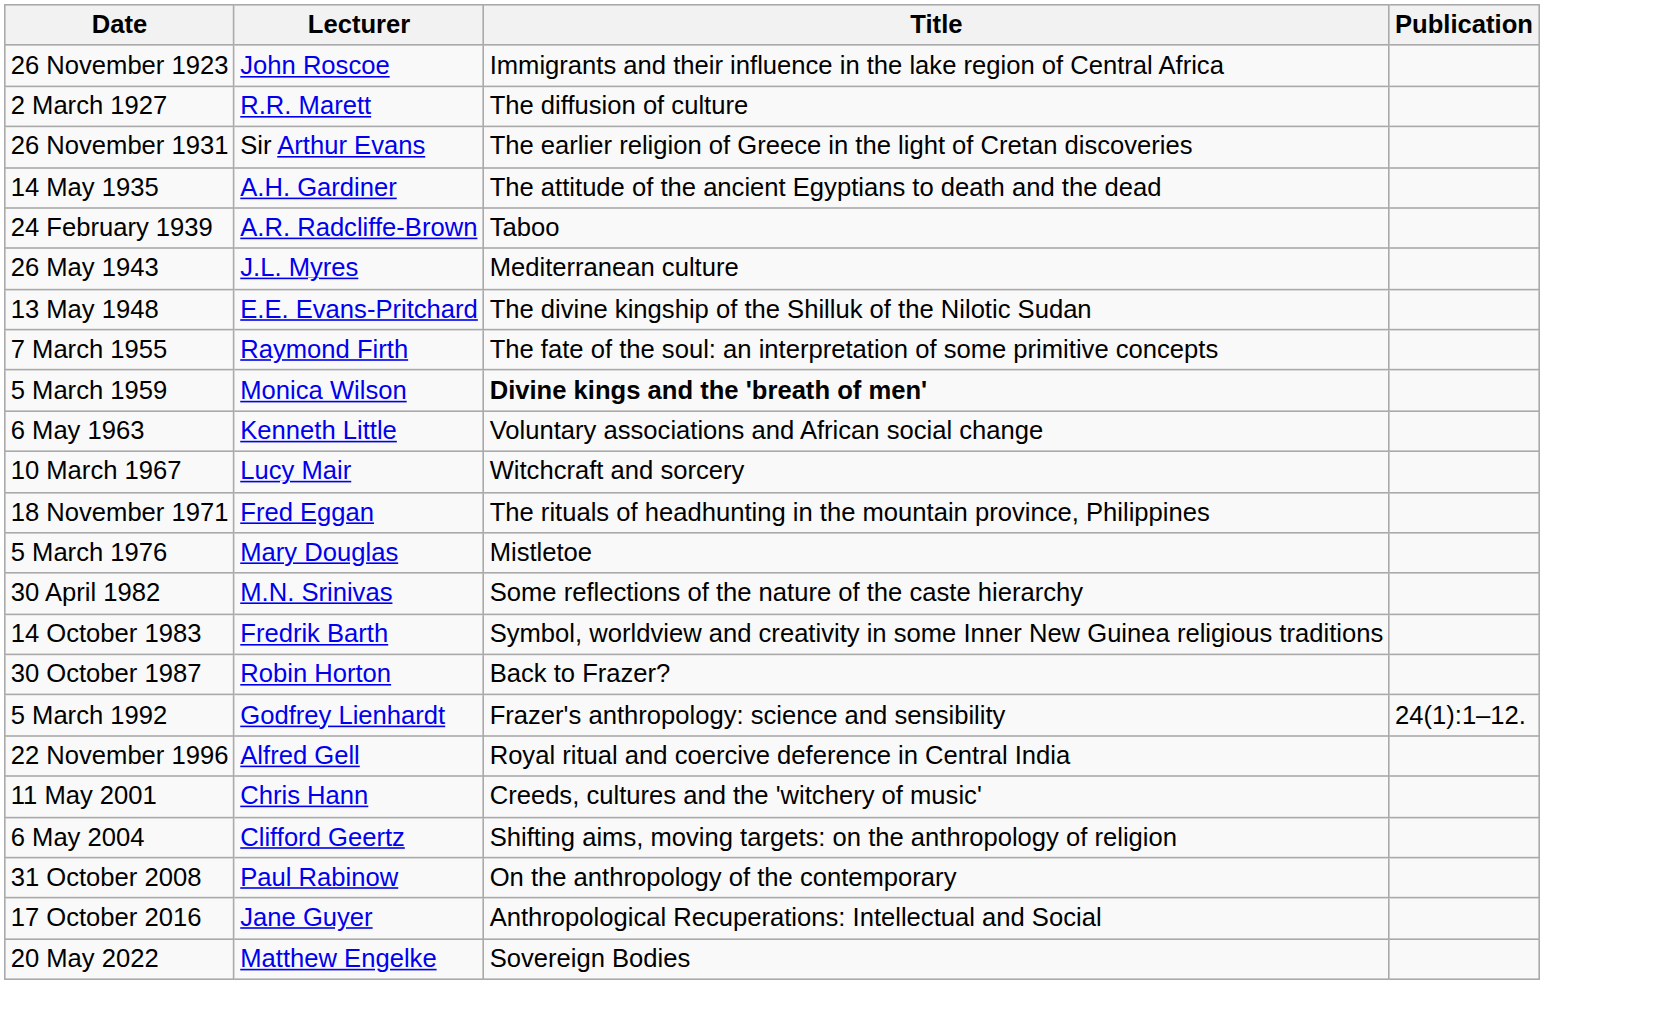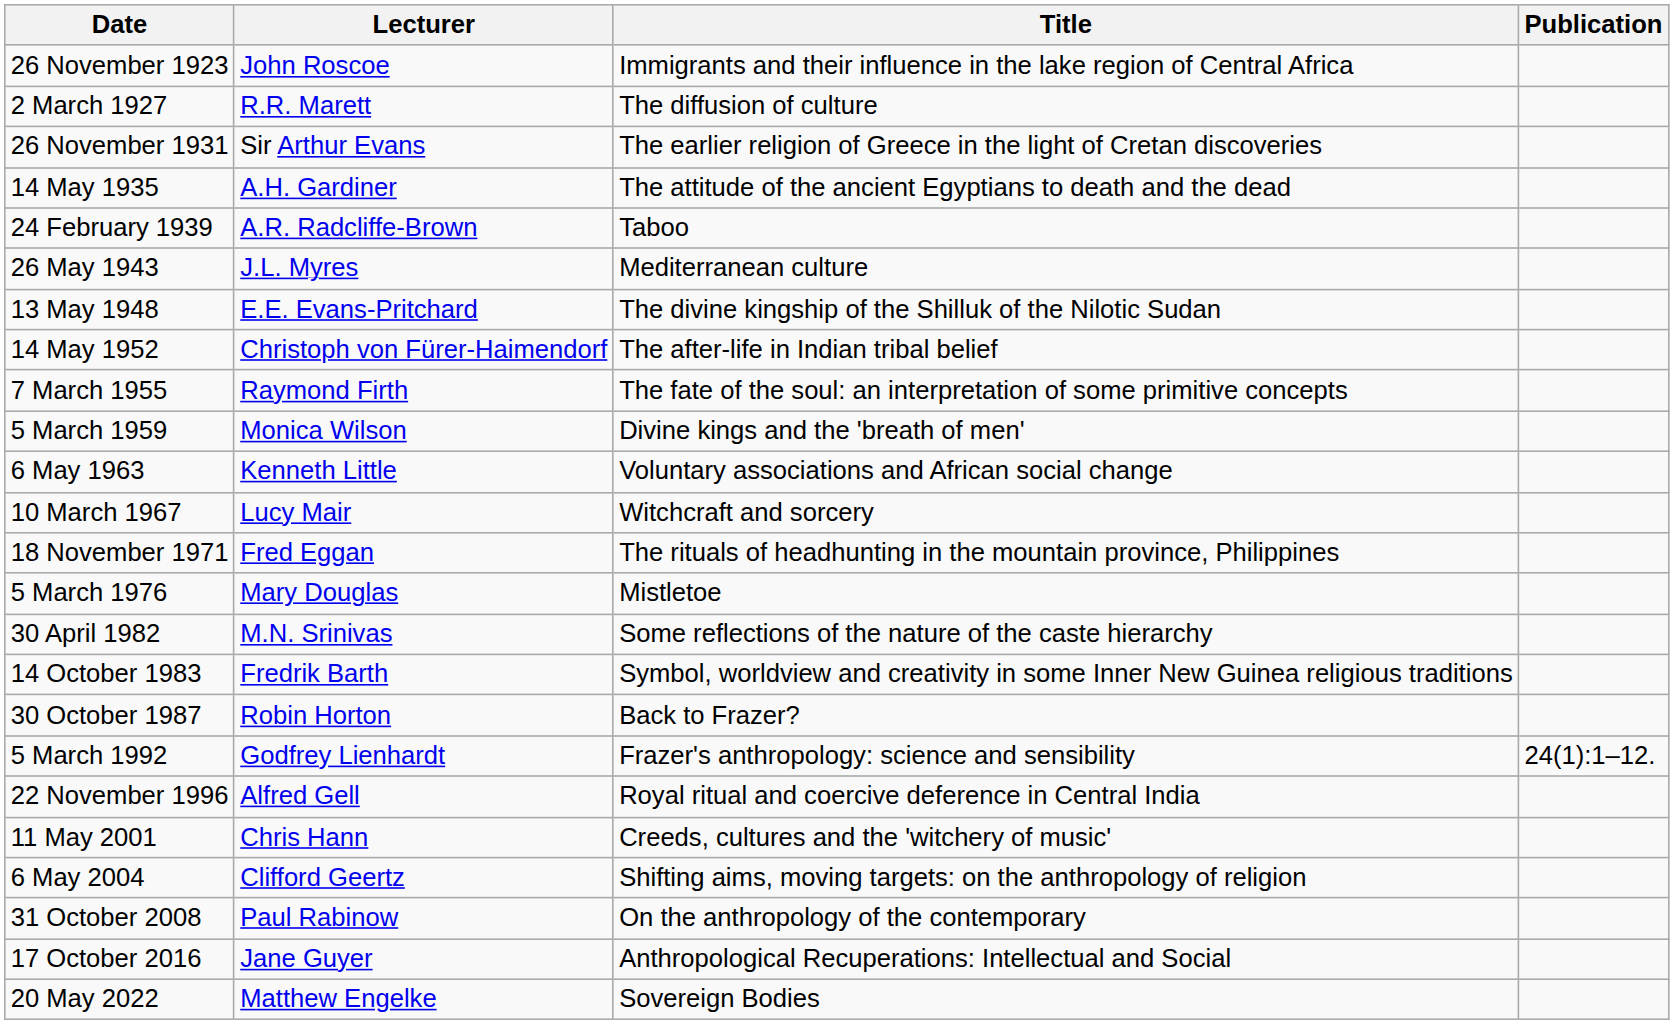+ row: (85, 349)
(708, 390) bold -> (822, 430) normal
